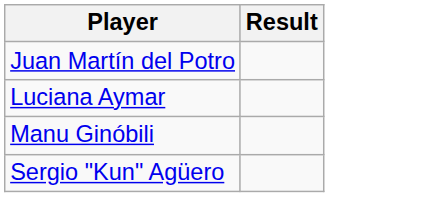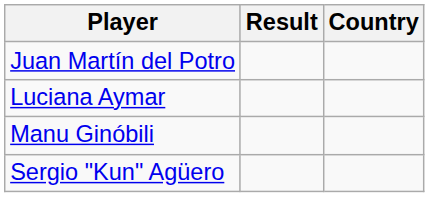+ column: (374, 23)
